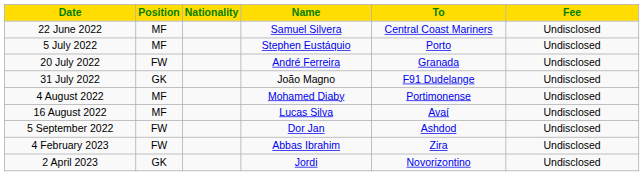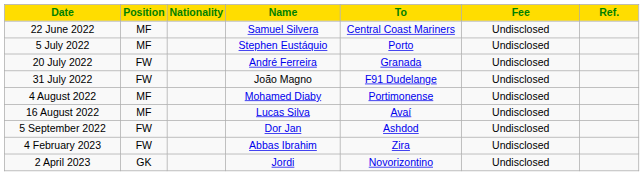+ column: (609, 13)
(159, 79) GK -> (144, 79) FW
